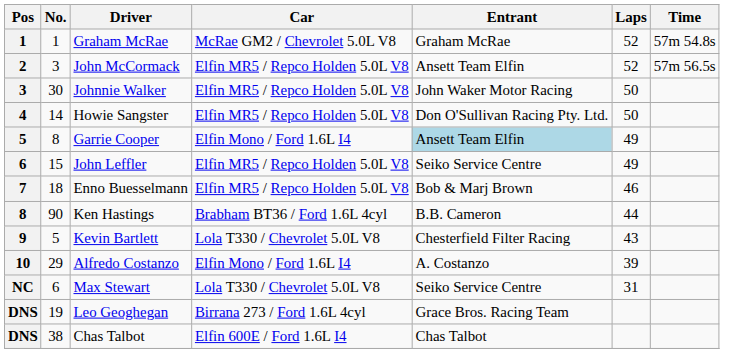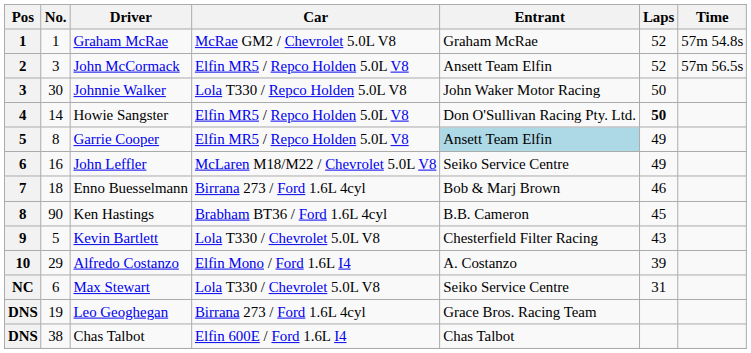(302, 90) Elfin MR5 / Repco Holden 5.0L V8 -> (301, 90) Lola T330 / Repco Holden 5.0L V8
(631, 115) normal -> (659, 115) bold
(273, 139) Elfin Mono / Ford 1.6L I4 -> (302, 139) Elfin MR5 / Repco Holden 5.0L V8
(56, 164) 15 -> (56, 164) 16
(302, 164) Elfin MR5 / Repco Holden 5.0L V8 -> (316, 164) McLaren M18/M22 / Chevrolet 5.0L V8
(302, 188) Elfin MR5 / Repco Holden 5.0L V8 -> (280, 188) Birrana 273 / Ford 1.6L 4cyl
(631, 213) 44 -> (659, 213) 45
